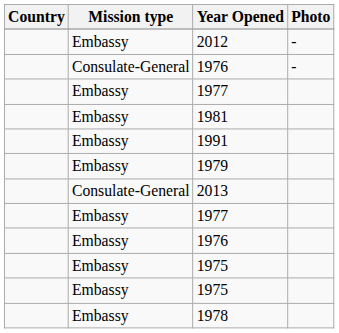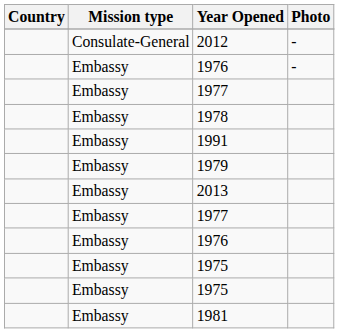(100, 41) Embassy -> (131, 41) Consulate-General
(131, 66) Consulate-General -> (100, 66) Embassy
rows swapped: (212, 116) <-> (212, 315)
(131, 191) Consulate-General -> (100, 191) Embassy
